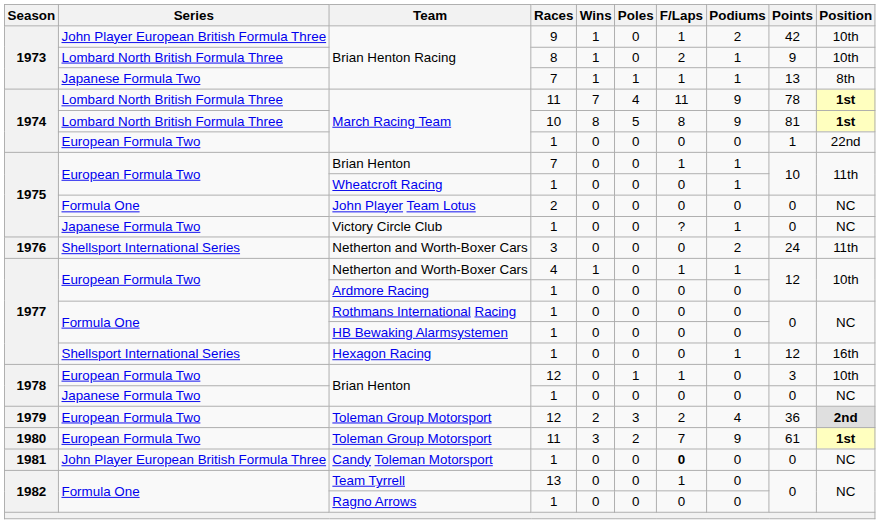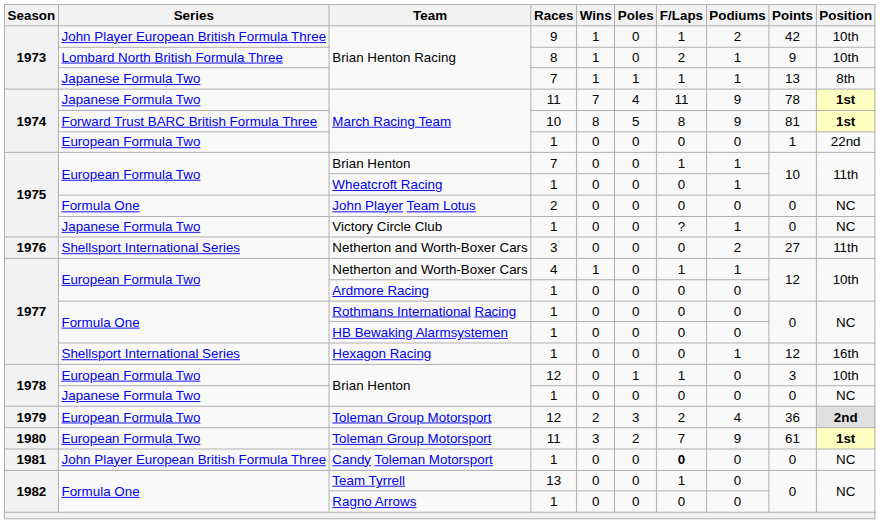(172, 100) Lombard North British Formula Three -> (131, 100) Japanese Formula Two
(172, 121) Lombard North British Formula Three -> (189, 121) Forward Trust BARC British Formula Three
(793, 248) 24 -> (793, 248) 27
